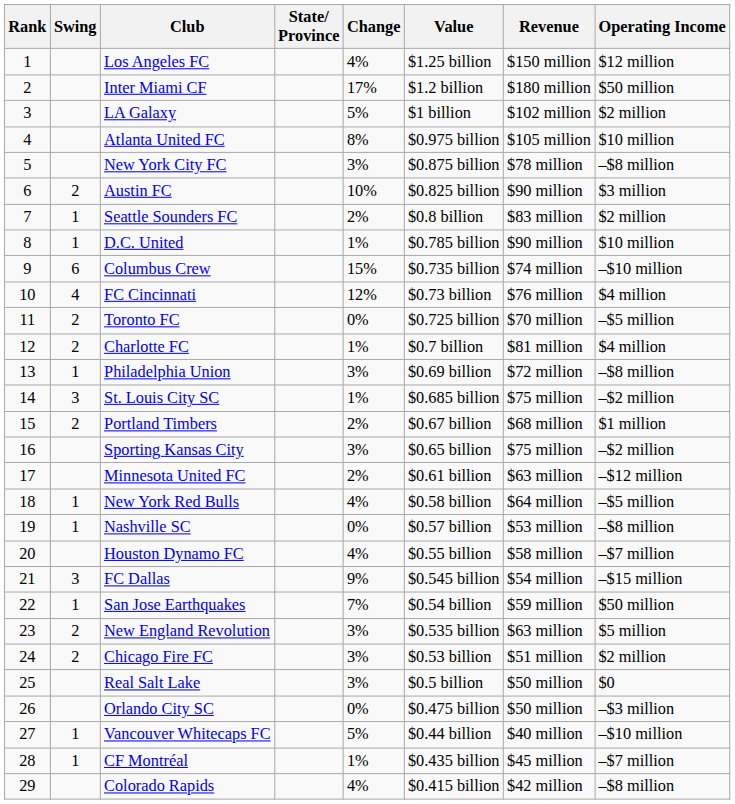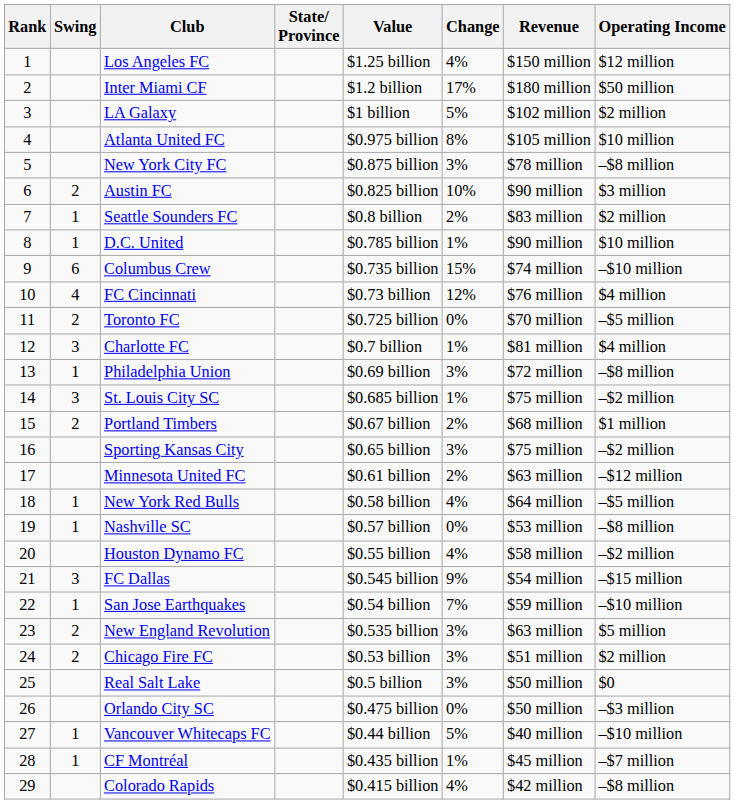columns swapped: (454, 26) <-> (374, 26)
(75, 346) 2 -> (75, 346) 3
(636, 553) –$7 million -> (636, 553) –$2 million
(636, 605) $50 million -> (640, 605) –$10 million
